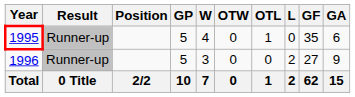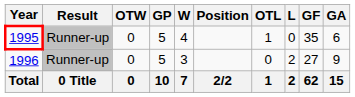columns swapped: (142, 15) <-> (233, 15)
